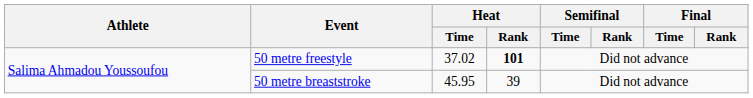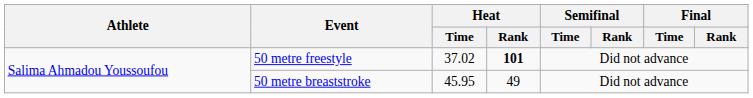(513, 81) 39 -> (513, 81) 49
